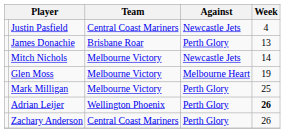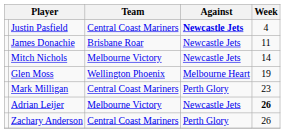(212, 27) normal -> (213, 27) bold
(206, 43) Perth Glory -> (212, 43) Newcastle Jets
(266, 43) 13 -> (266, 43) 11
(125, 74) Melbourne Victory -> (126, 74) Wellington Phoenix
(125, 89) Melbourne Victory -> (133, 89) Central Coast Mariners
(266, 89) 25 -> (266, 89) 23
(126, 105) Wellington Phoenix -> (125, 105) Melbourne Victory
(206, 105) Perth Glory -> (212, 105) Newcastle Jets
